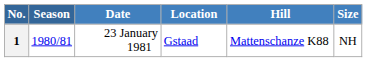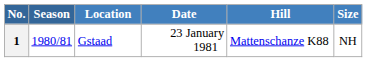columns swapped: (118, 14) <-> (194, 14)
